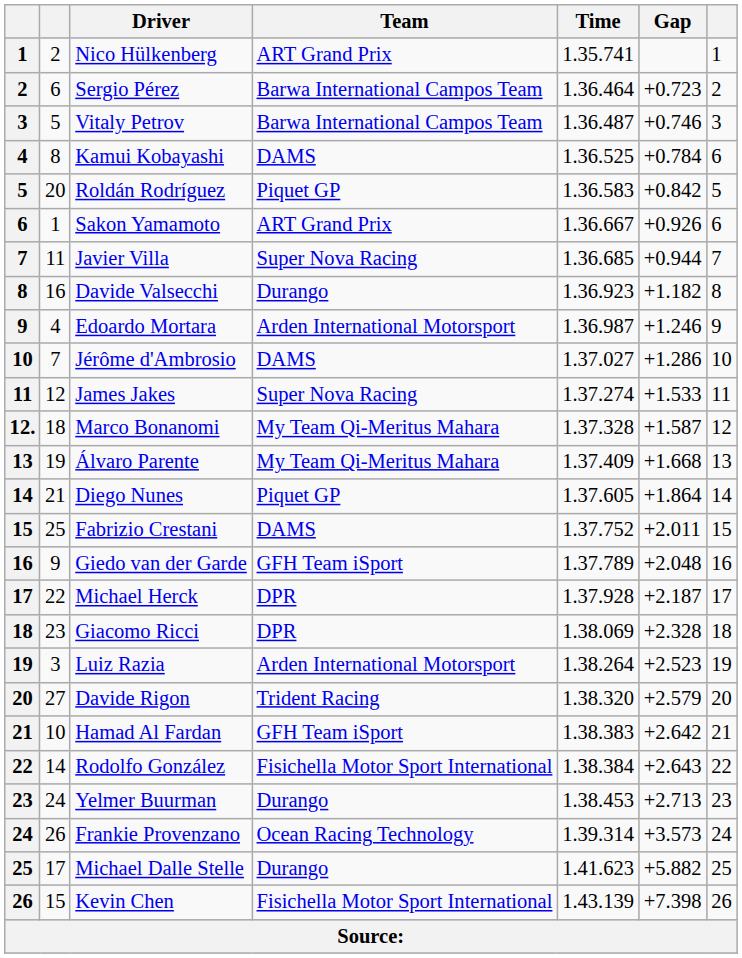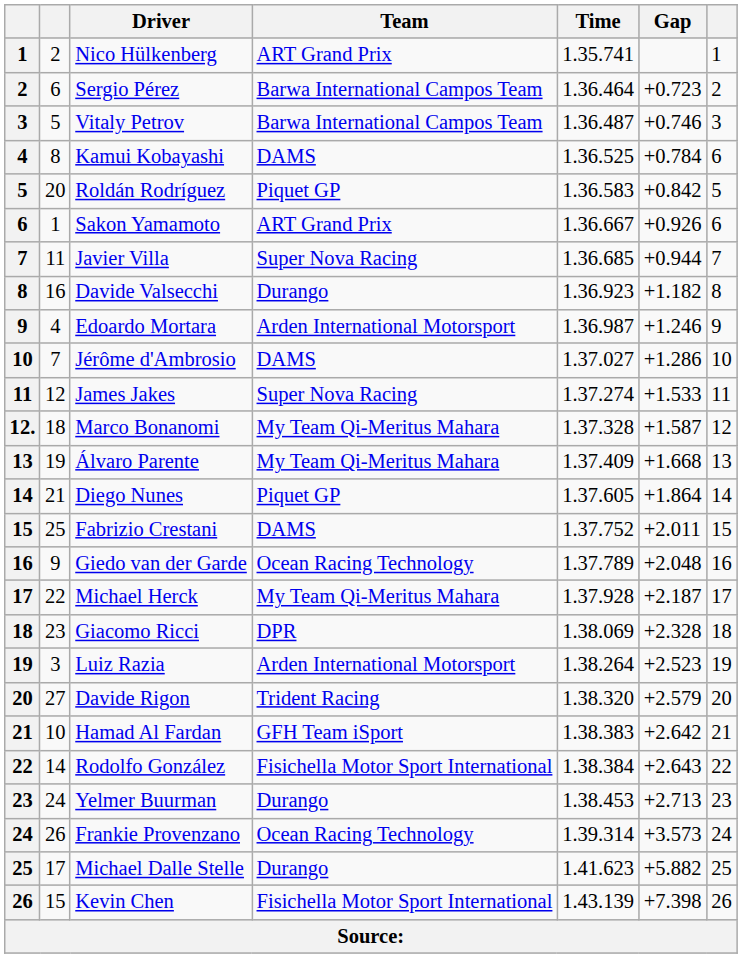(330, 563) GFH Team iSport -> (365, 563) Ocean Racing Technology
(276, 597) DPR -> (378, 597) My Team Qi-Meritus Mahara
